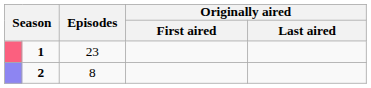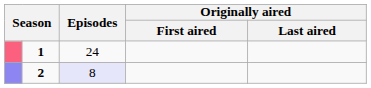(92, 51) 23 -> (92, 51) 24
(92, 72) no background -> (92, 72) lavender background
